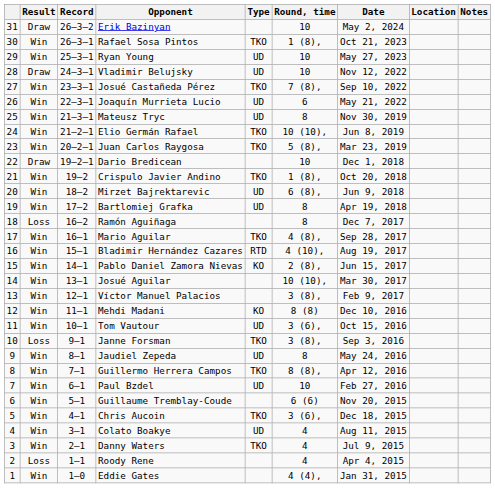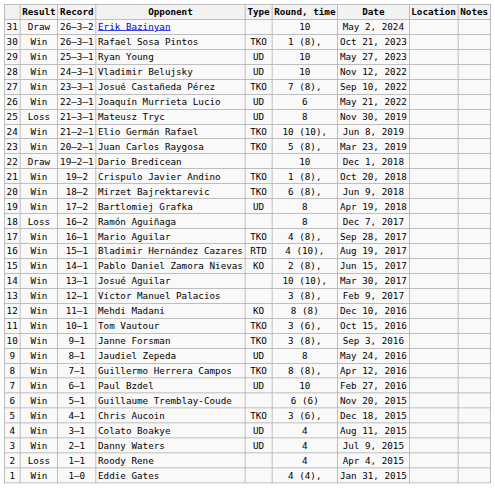(39, 72) Draw -> (39, 72) Win
(39, 117) Win -> (39, 117) Loss
(259, 192) UD -> (259, 192) TKO
(259, 326) UD -> (259, 326) TKO
(39, 341) Loss -> (39, 341) Win
(259, 446) TKO -> (259, 446) UD
